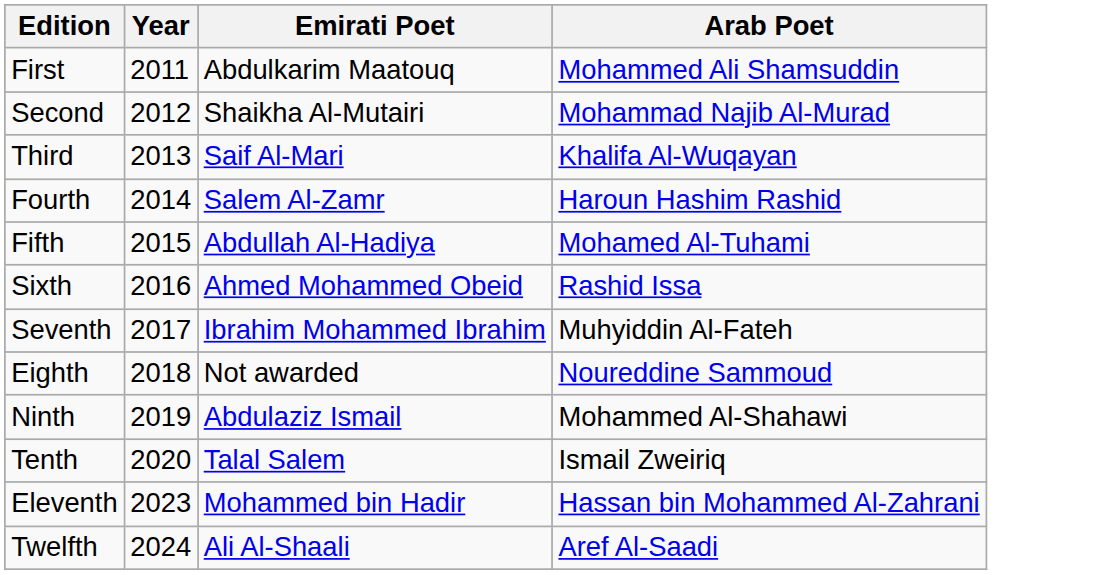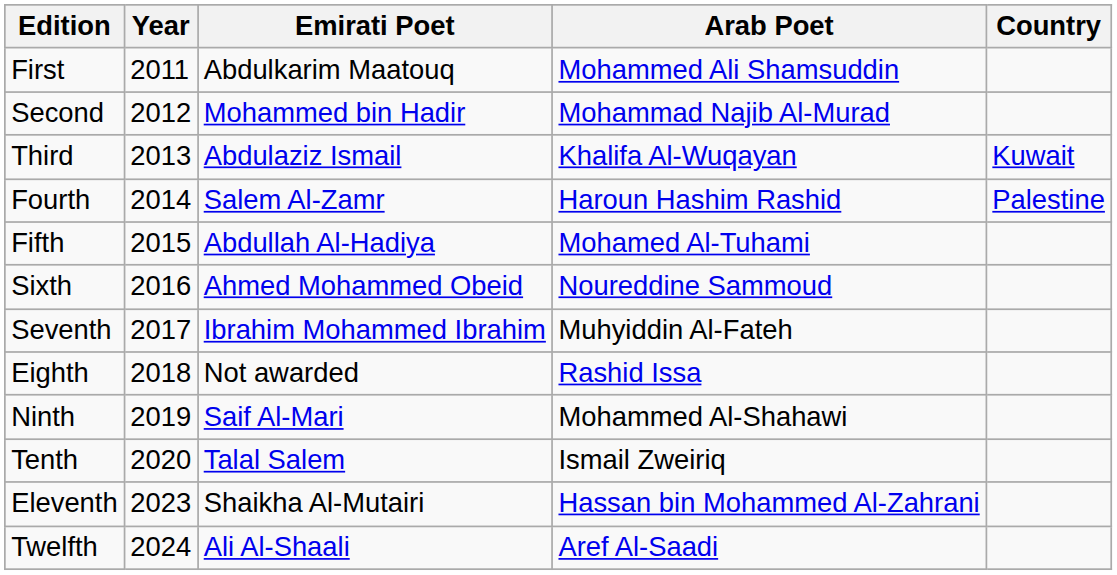+ column: (1049, 26)
(314, 112) Shaikha Al-Mutairi -> (334, 112) Mohammed bin Hadir
(274, 156) Saif Al-Mari -> (303, 156) Abdulaziz Ismail
(630, 286) Rashid Issa -> (695, 286) Noureddine Sammoud
(695, 373) Noureddine Sammoud -> (630, 373) Rashid Issa
(303, 416) Abdulaziz Ismail -> (274, 416) Saif Al-Mari
(334, 503) Mohammed bin Hadir -> (314, 503) Shaikha Al-Mutairi
